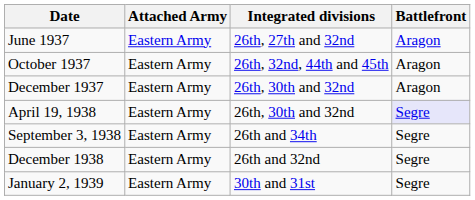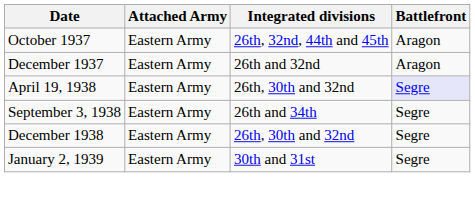- row: (39, 40)
(294, 87) 26th, 30th and 32nd -> (277, 64) 26th and 32nd
(277, 159) 26th and 32nd -> (294, 135) 26th, 30th and 32nd
